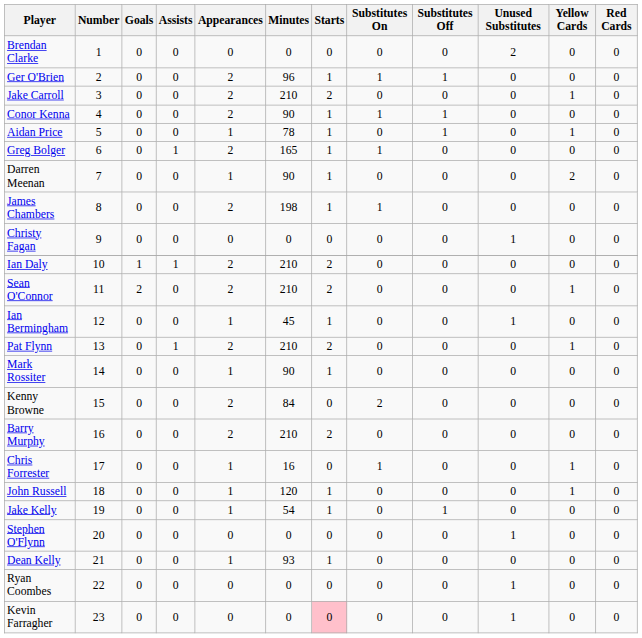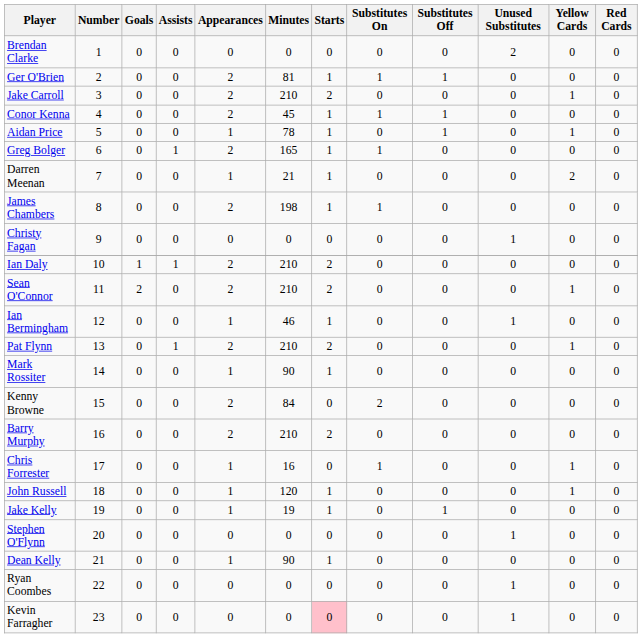(289, 77) 96 -> (289, 77) 81
(289, 114) 90 -> (289, 114) 45
(289, 176) 90 -> (289, 176) 21
(289, 321) 45 -> (289, 321) 46
(289, 510) 54 -> (289, 510) 19
(289, 560) 93 -> (289, 560) 90
